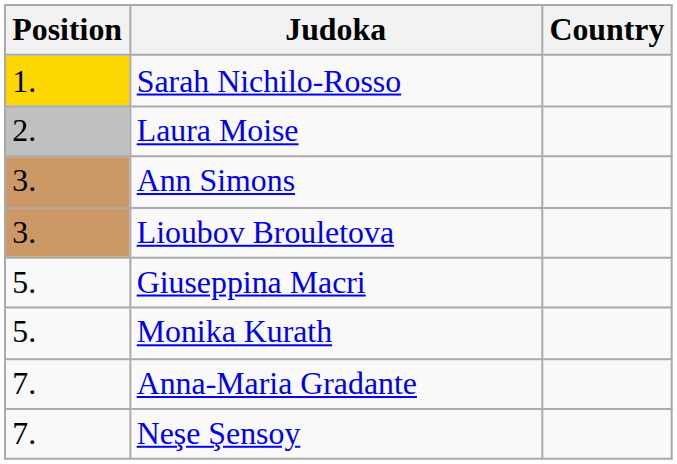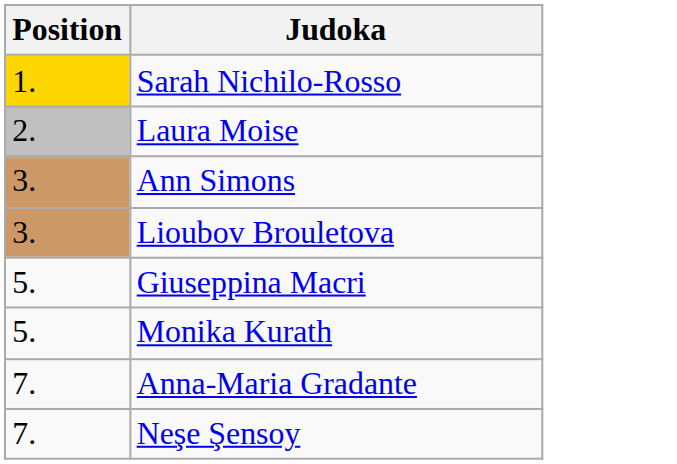- column: (607, 29)
